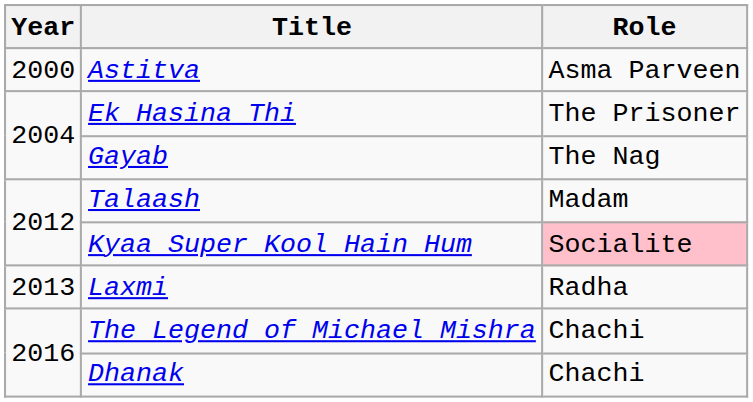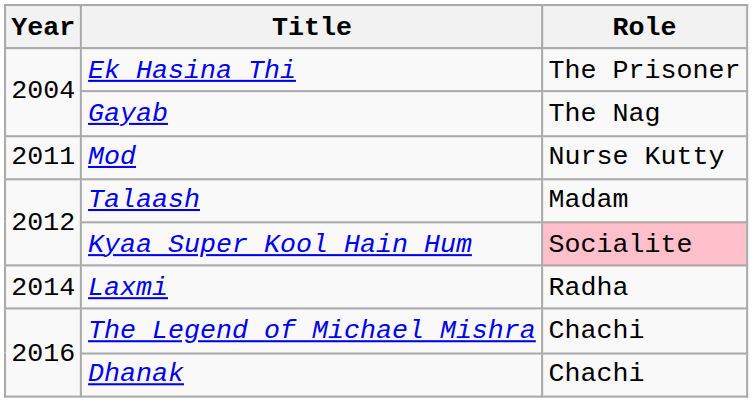- row: (144, 70)
+ row: (112, 157)
(43, 287) 2013 -> (43, 287) 2014
